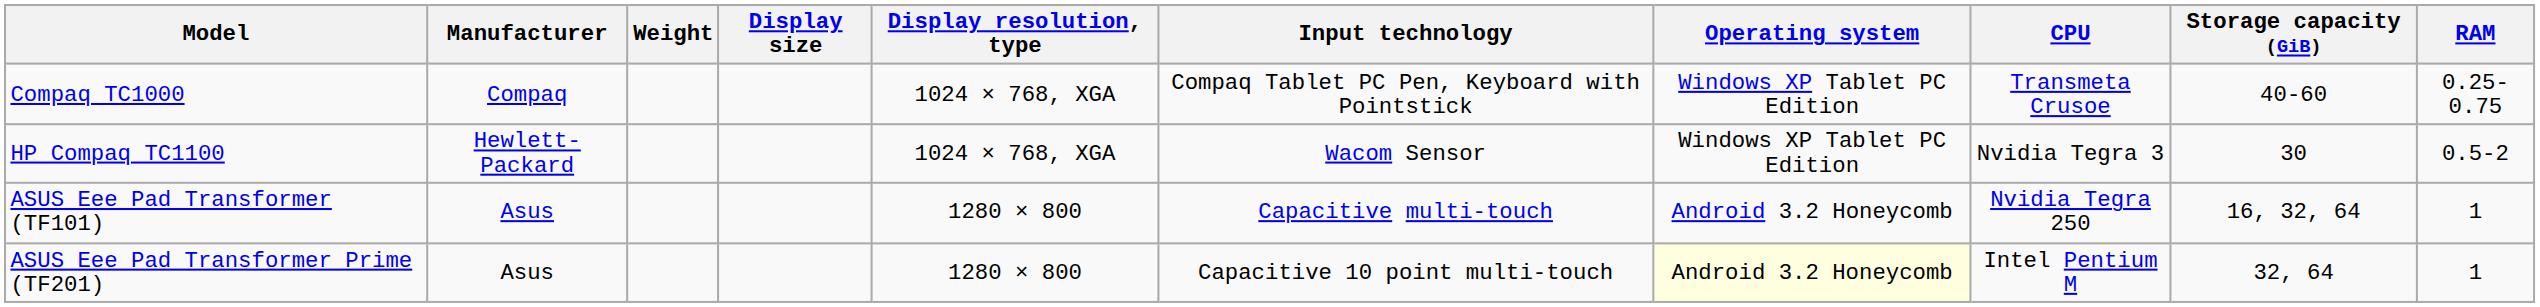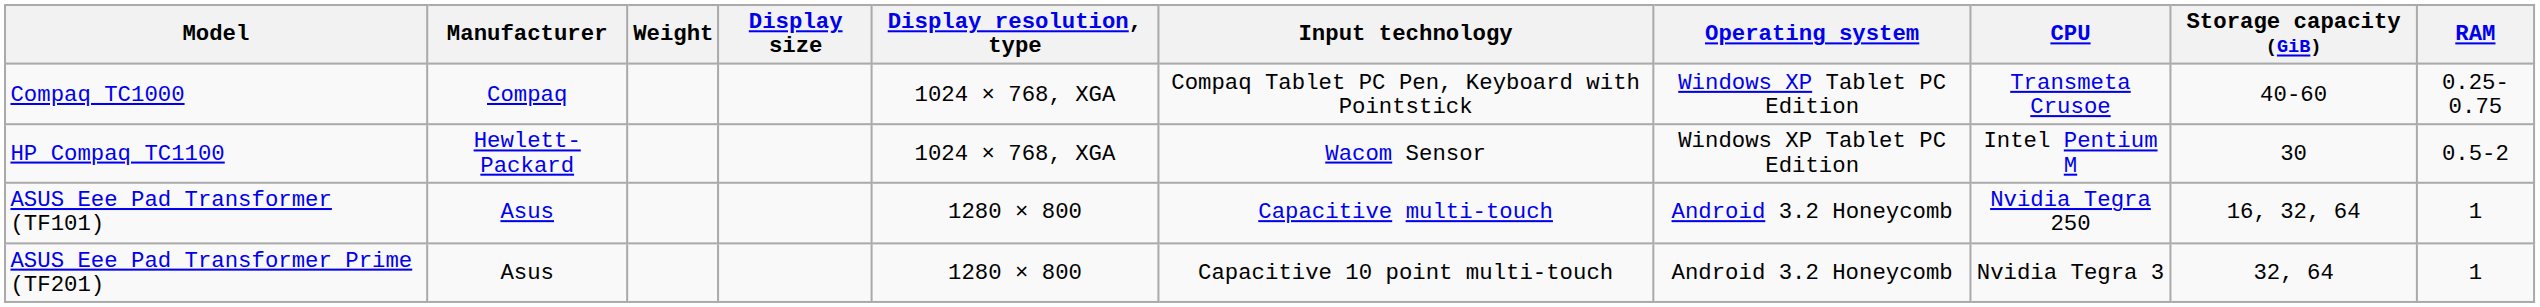(2070, 154) Nvidia Tegra 3 -> (2070, 154) Intel Pentium M
(1812, 272) lightyellow background -> (1812, 272) no background
(2070, 272) Intel Pentium M -> (2070, 272) Nvidia Tegra 3
